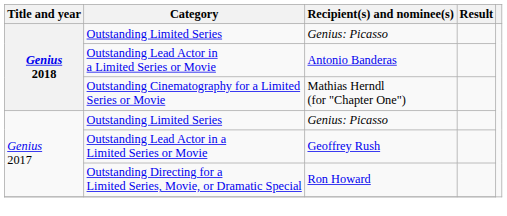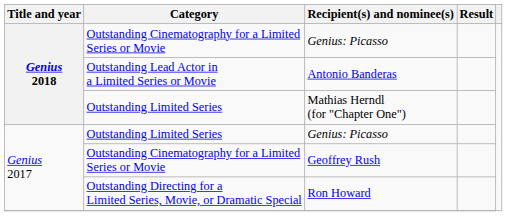(154, 33) Outstanding Limited Series -> (193, 40) Outstanding Cinematography for a Limited Series or Movie
(193, 93) Outstanding Cinematography for a Limited Series or Movie -> (154, 107) Outstanding Limited Series
(156, 146) Outstanding Lead Actor in a Limited Series or Movie -> (193, 160) Outstanding Cinematography for a Limited Series or Movie
